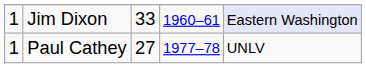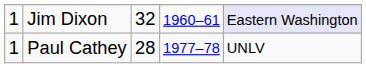(145, 18) 33 -> (145, 18) 32
(145, 47) 27 -> (145, 47) 28
